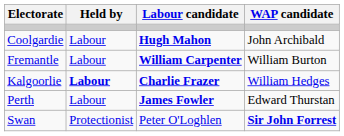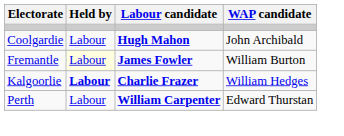(88, 60) no background -> (88, 60) lightyellow background
(190, 60) William Carpenter -> (155, 60) James Fowler
(176, 100) James Fowler -> (169, 100) William Carpenter
- row: (21, 120)
